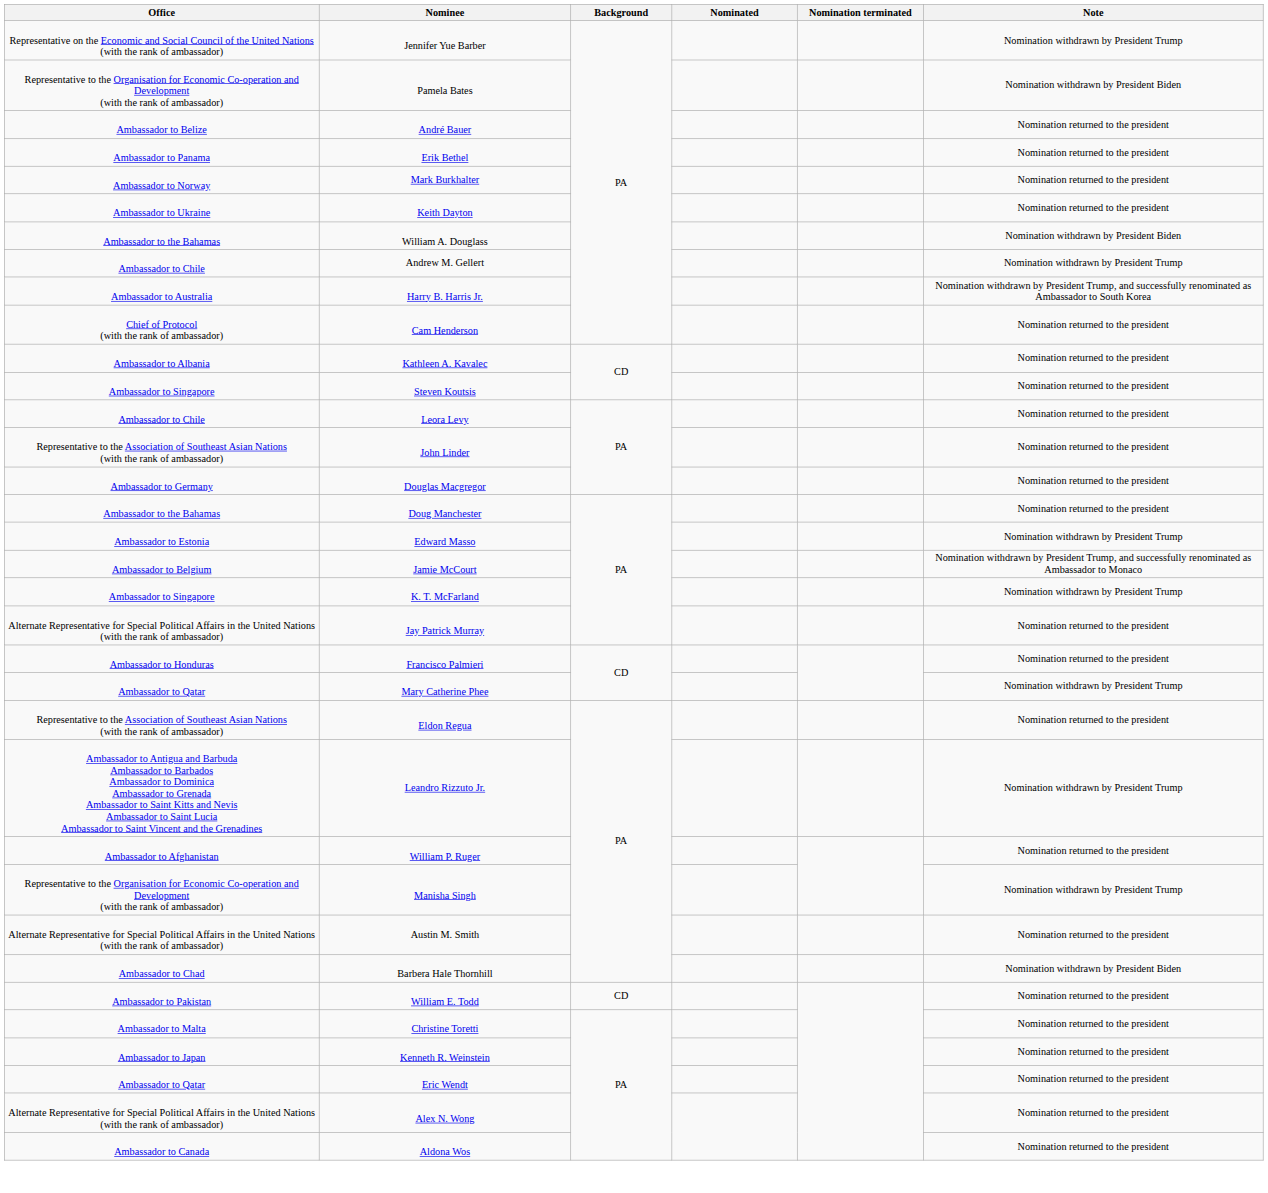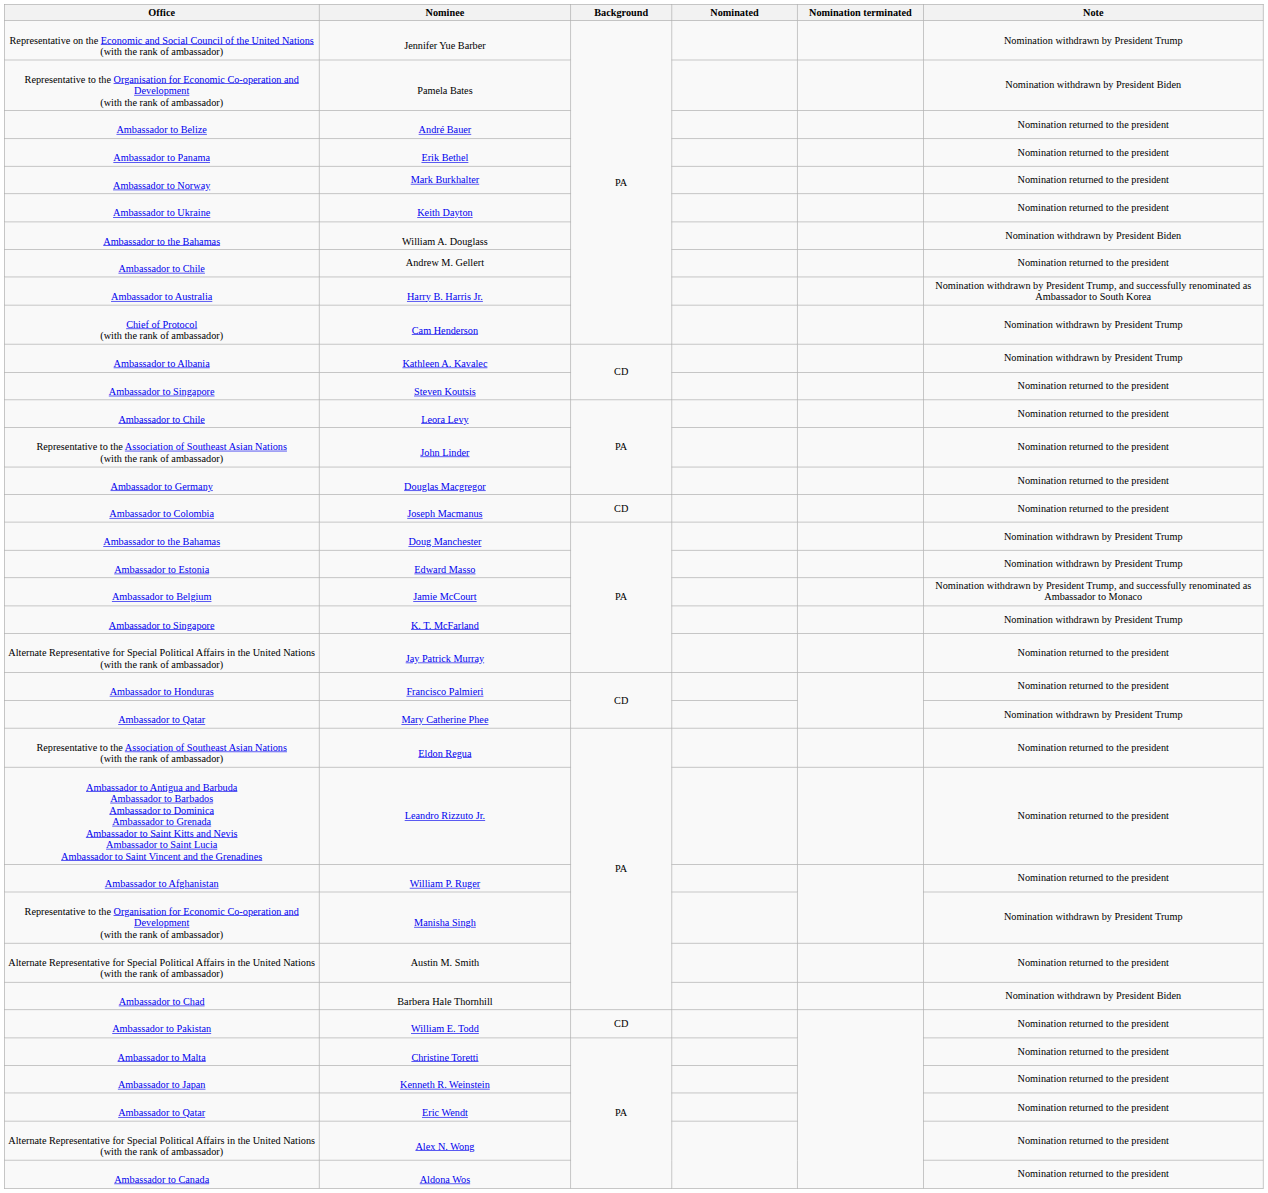(1093, 263) Nomination withdrawn by President Trump -> (1093, 263) Nomination returned to the president
(1093, 324) Nomination returned to the president -> (1093, 324) Nomination withdrawn by President Trump
(1093, 358) Nomination returned to the president -> (1093, 358) Nomination withdrawn by President Trump
+ row: (445, 514)
(1093, 508) Nomination returned to the president -> (1093, 536) Nomination withdrawn by President Trump
(1093, 788) Nomination withdrawn by President Trump -> (1093, 816) Nomination returned to the president
